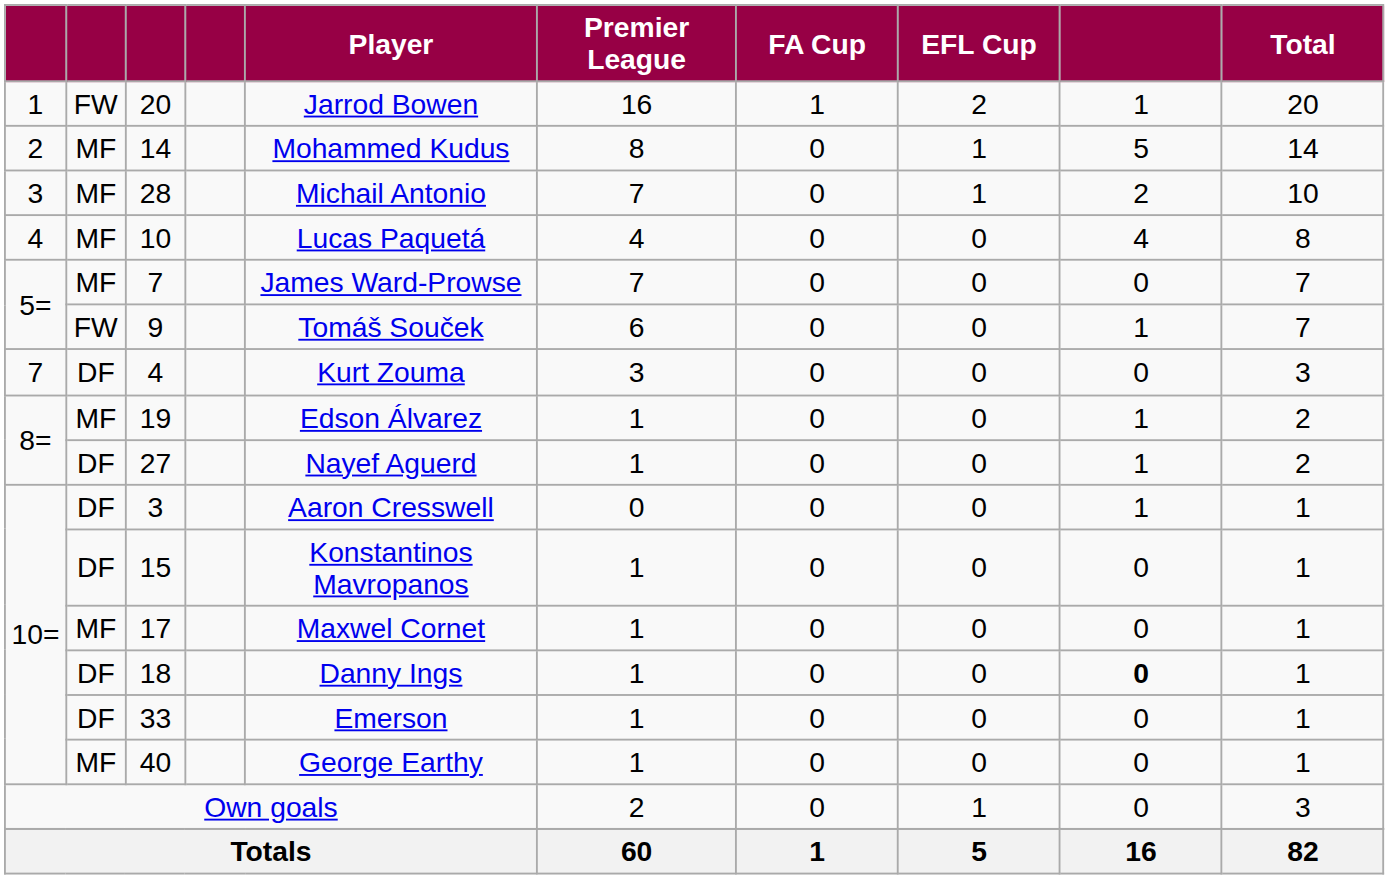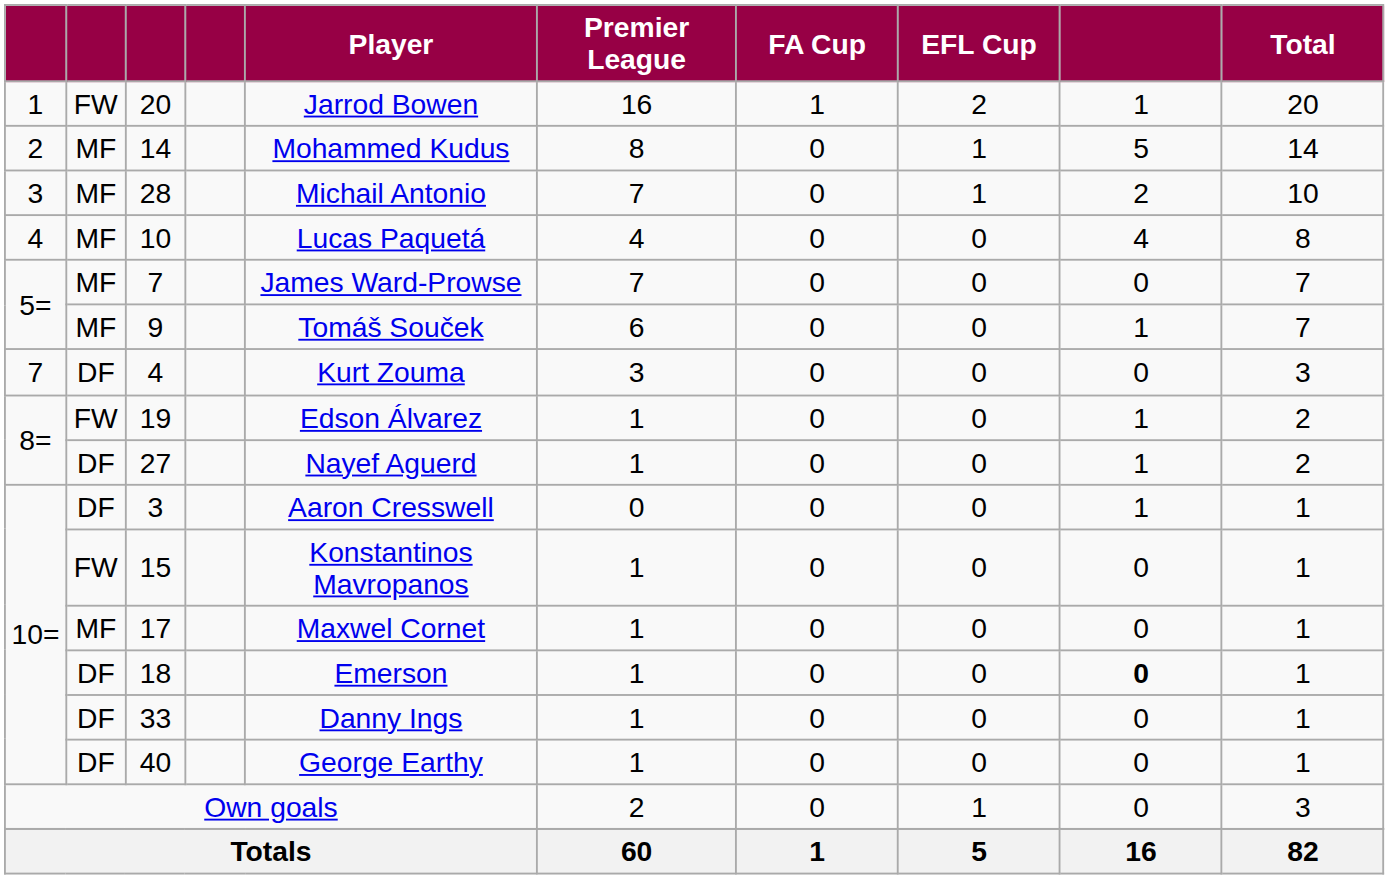(96, 328) FW -> (96, 328) MF
(96, 417) MF -> (96, 417) FW
(96, 567) DF -> (96, 567) FW
(391, 673) Danny Ings -> (391, 673) Emerson
(391, 717) Emerson -> (391, 717) Danny Ings
(96, 762) MF -> (96, 762) DF
